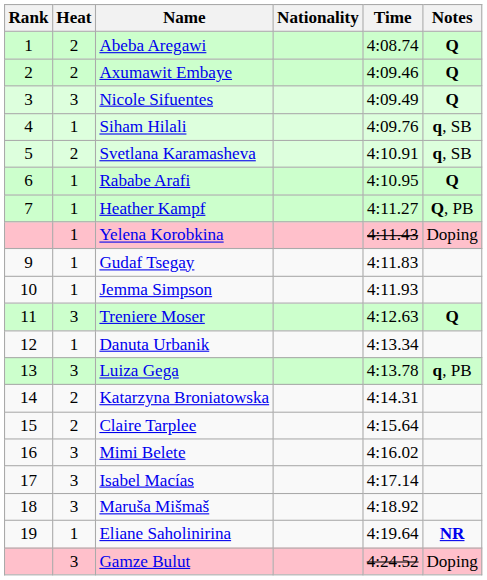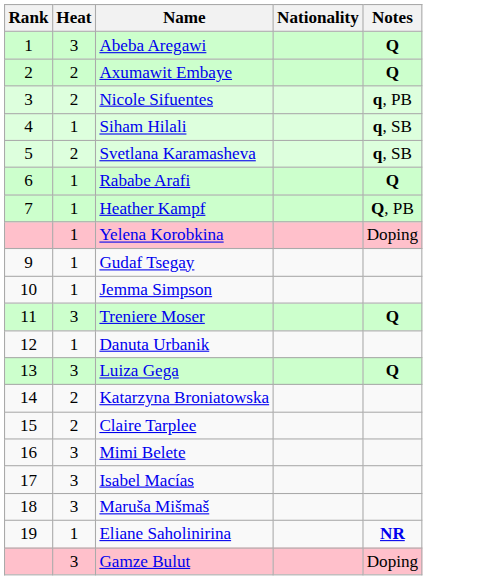- column: (393, 18)
(74, 45) 2 -> (74, 45) 3
(74, 99) 3 -> (74, 99) 2
(452, 99) Q -> (392, 99) q, PB
(452, 371) q, PB -> (392, 371) Q
